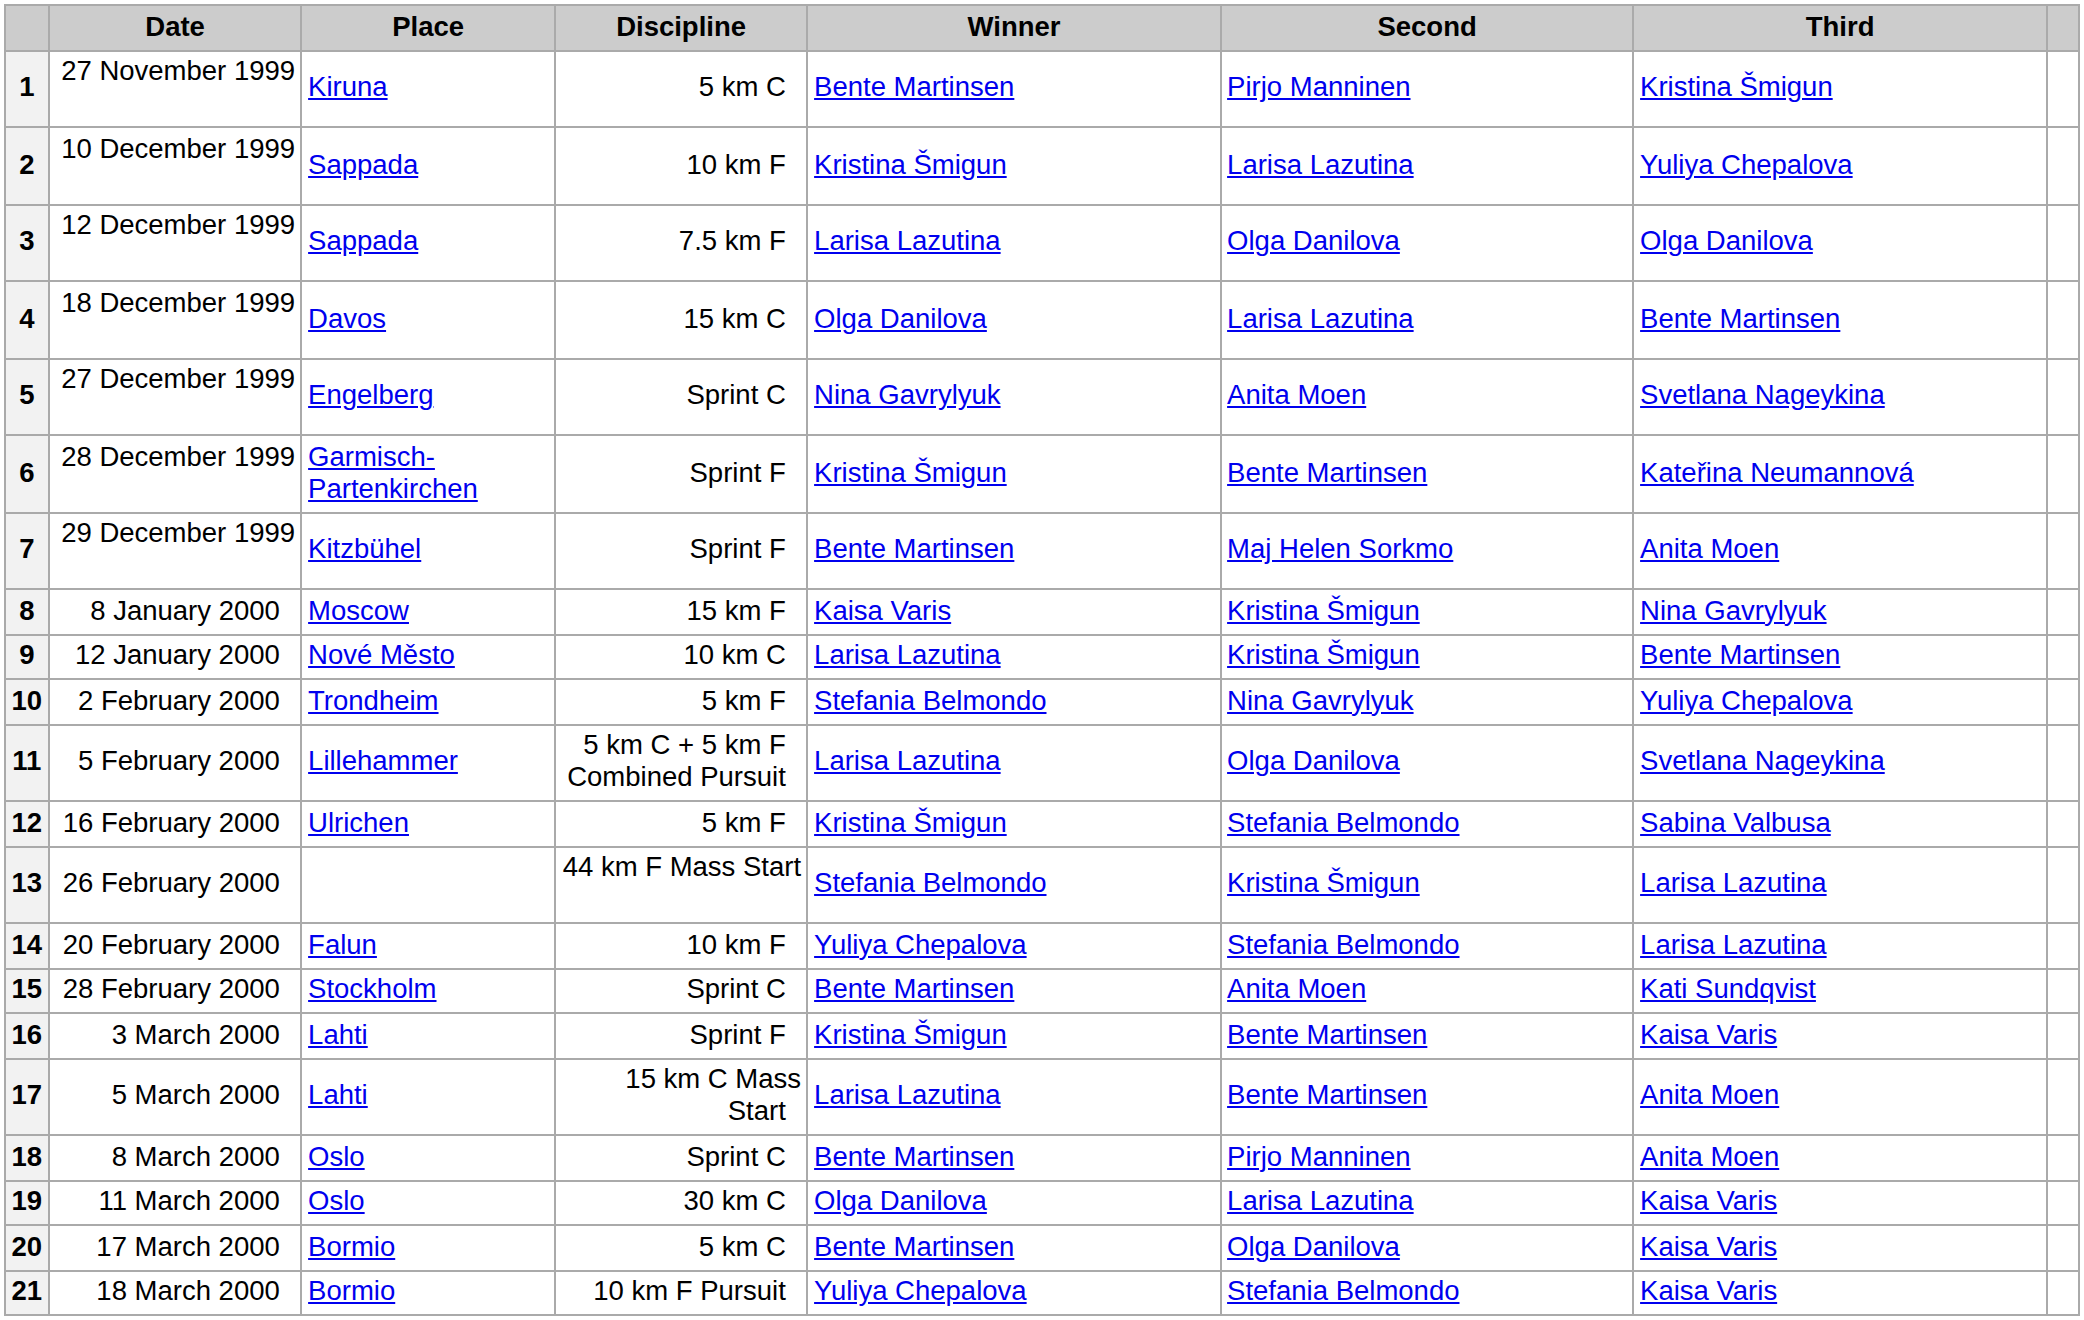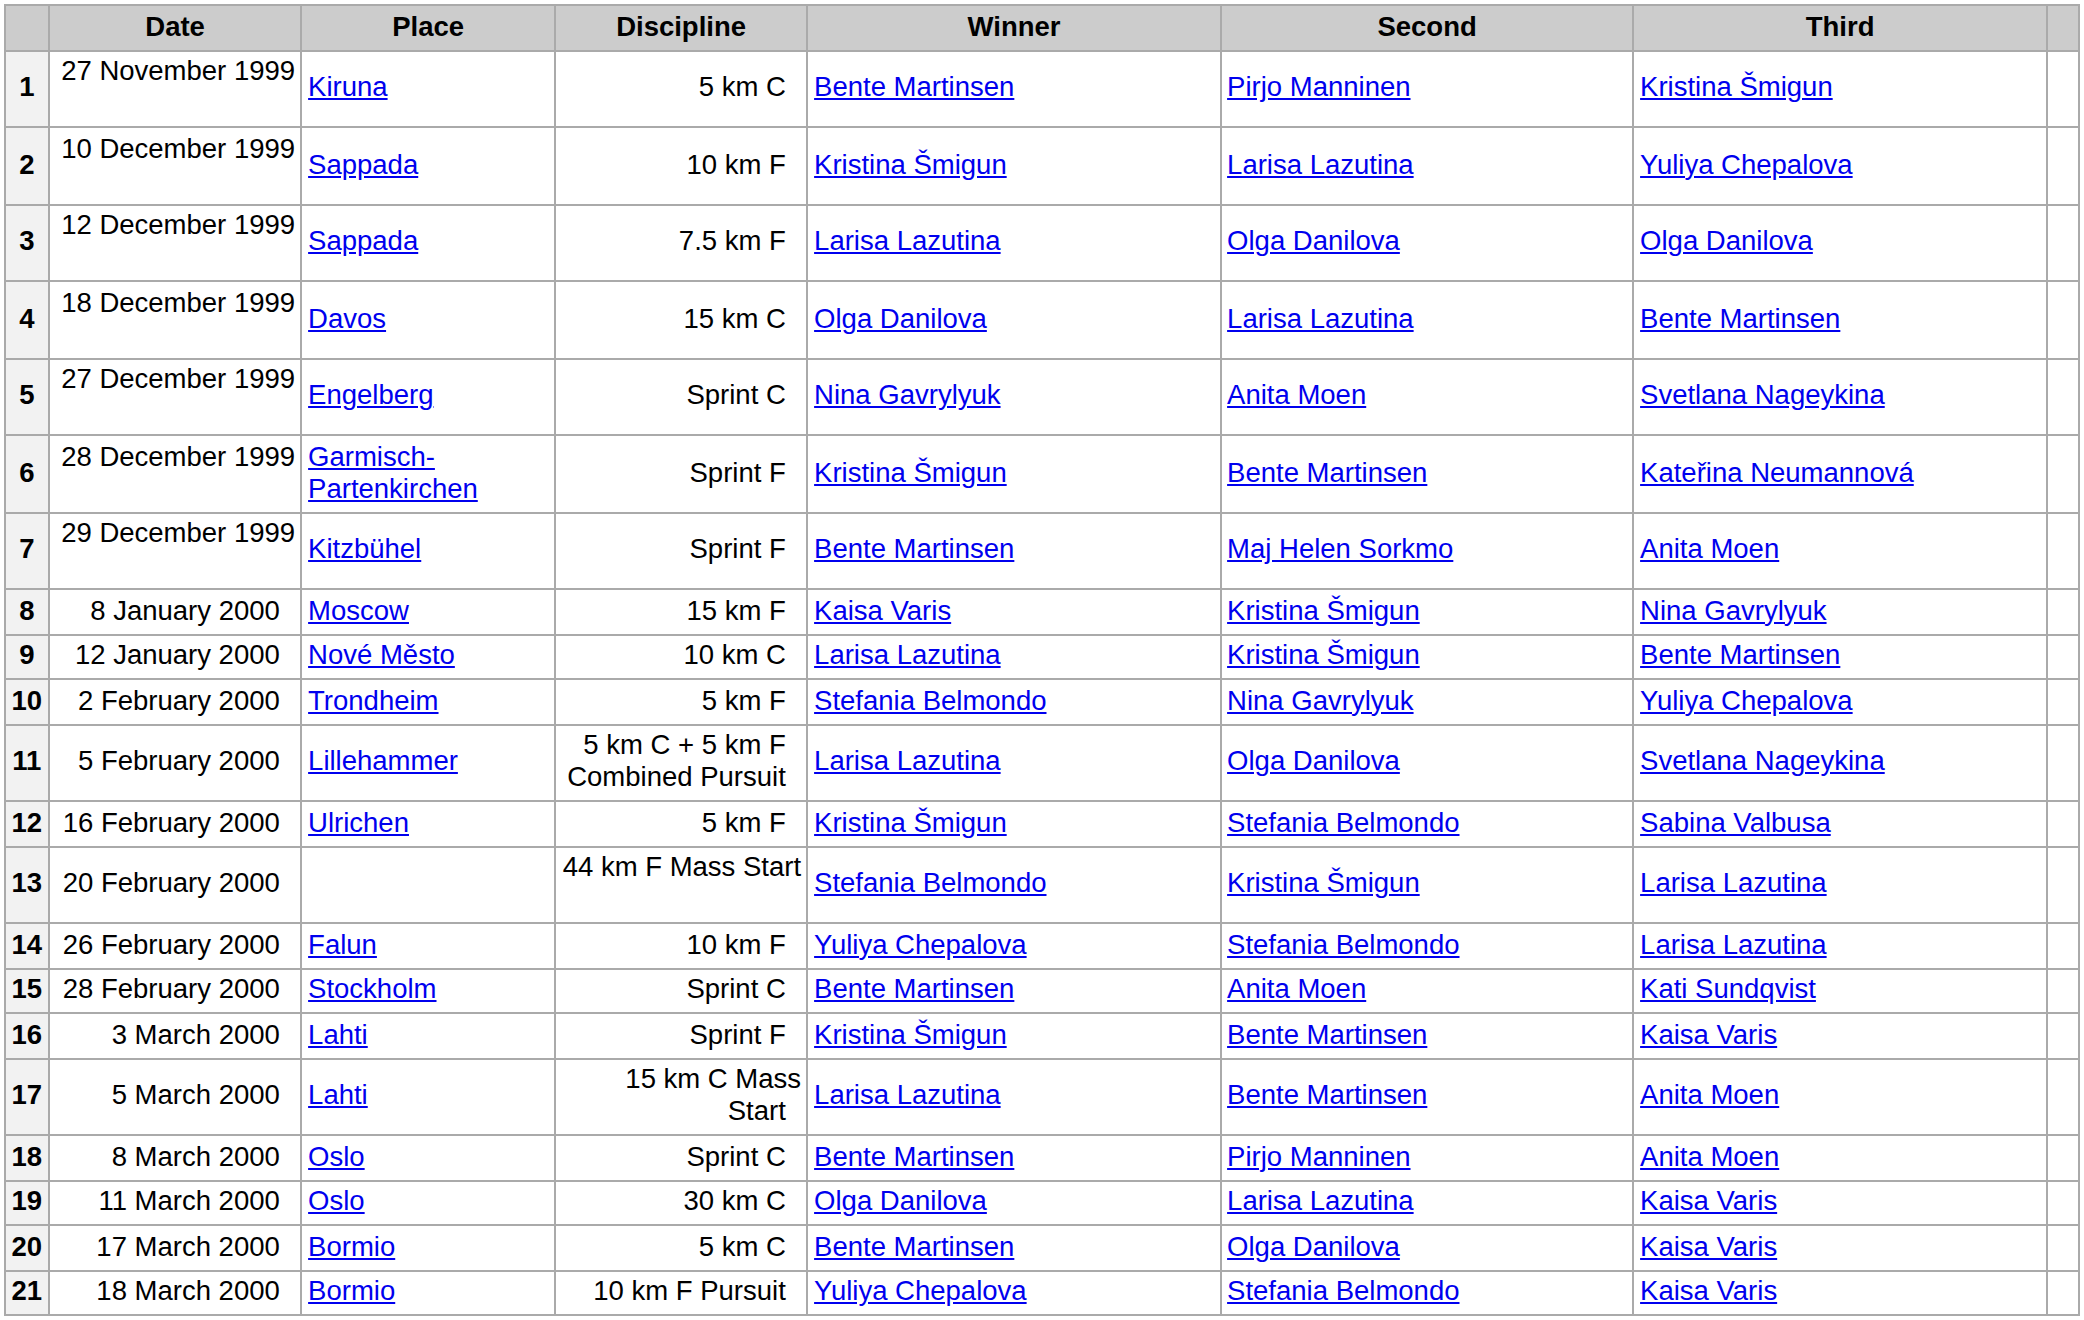(179, 883) 26 February 2000 -> (179, 883) 20 February 2000
(179, 944) 20 February 2000 -> (179, 944) 26 February 2000
